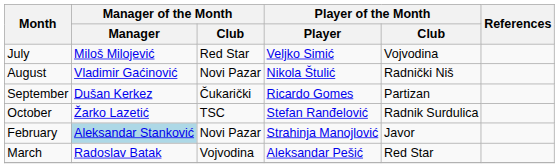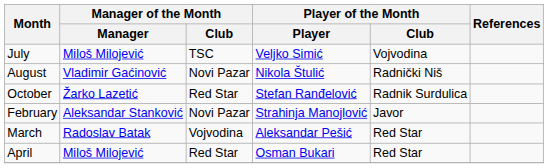(224, 53) Red Star -> (201, 53) TSC
- row: (38, 93)
(212, 113) TSC -> (213, 93) Red Star
(134, 133) lightblue background -> (123, 113) no background
+ row: (20, 152)
